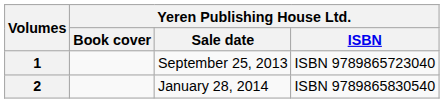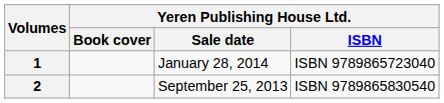(223, 63) September 25, 2013 -> (213, 63) January 28, 2014
(213, 86) January 28, 2014 -> (223, 86) September 25, 2013
